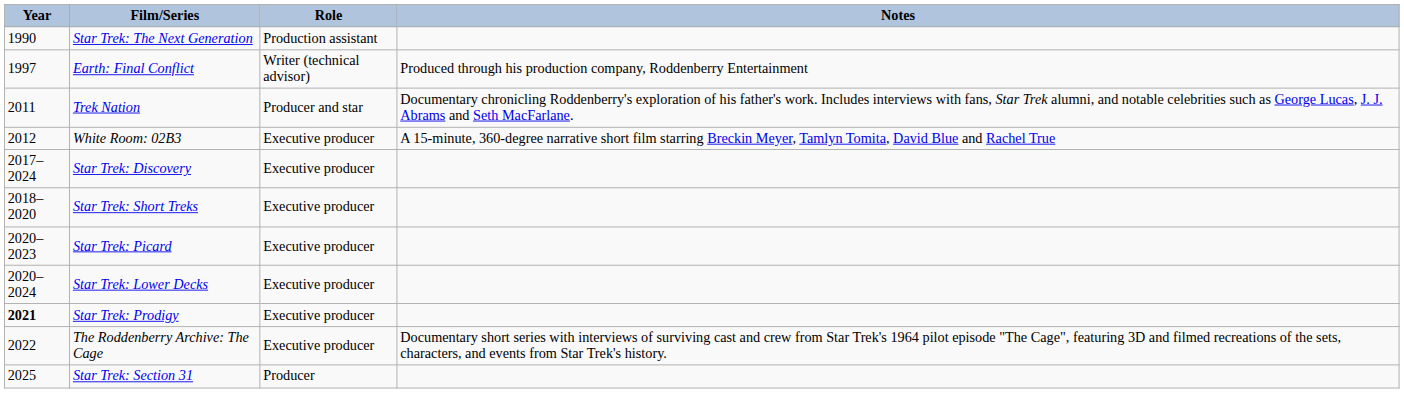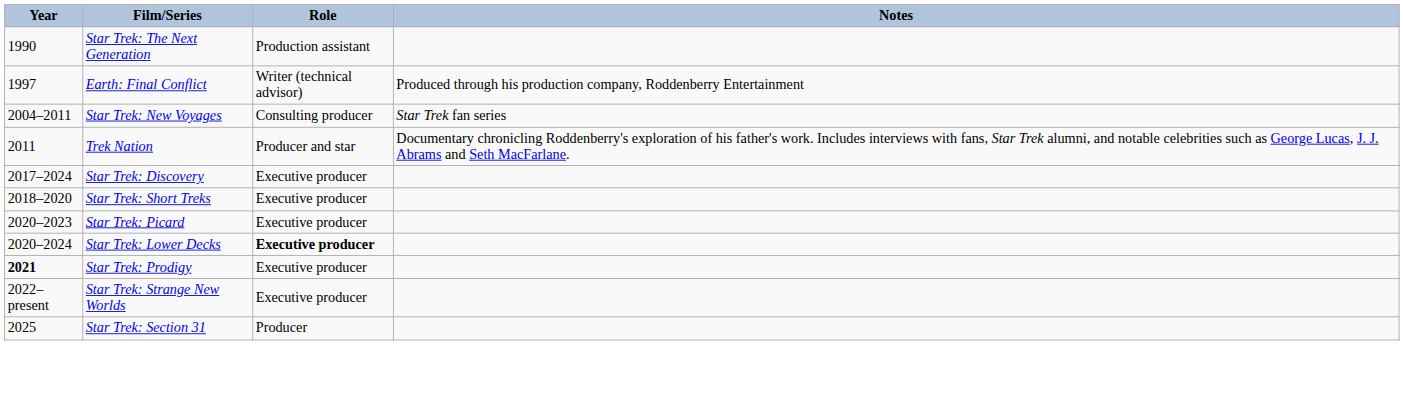+ row: (154, 115)
- row: (127, 138)
(319, 284) normal -> (315, 244) bold
+ row: (153, 297)
- row: (161, 345)
